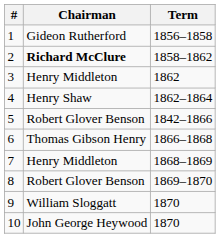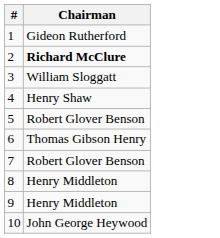- column: (183, 14)
(72, 77) Henry Middleton -> (71, 77) William Sloggatt
(72, 160) Henry Middleton -> (86, 160) Robert Glover Benson
(86, 181) Robert Glover Benson -> (72, 181) Henry Middleton
(71, 202) William Sloggatt -> (72, 202) Henry Middleton
